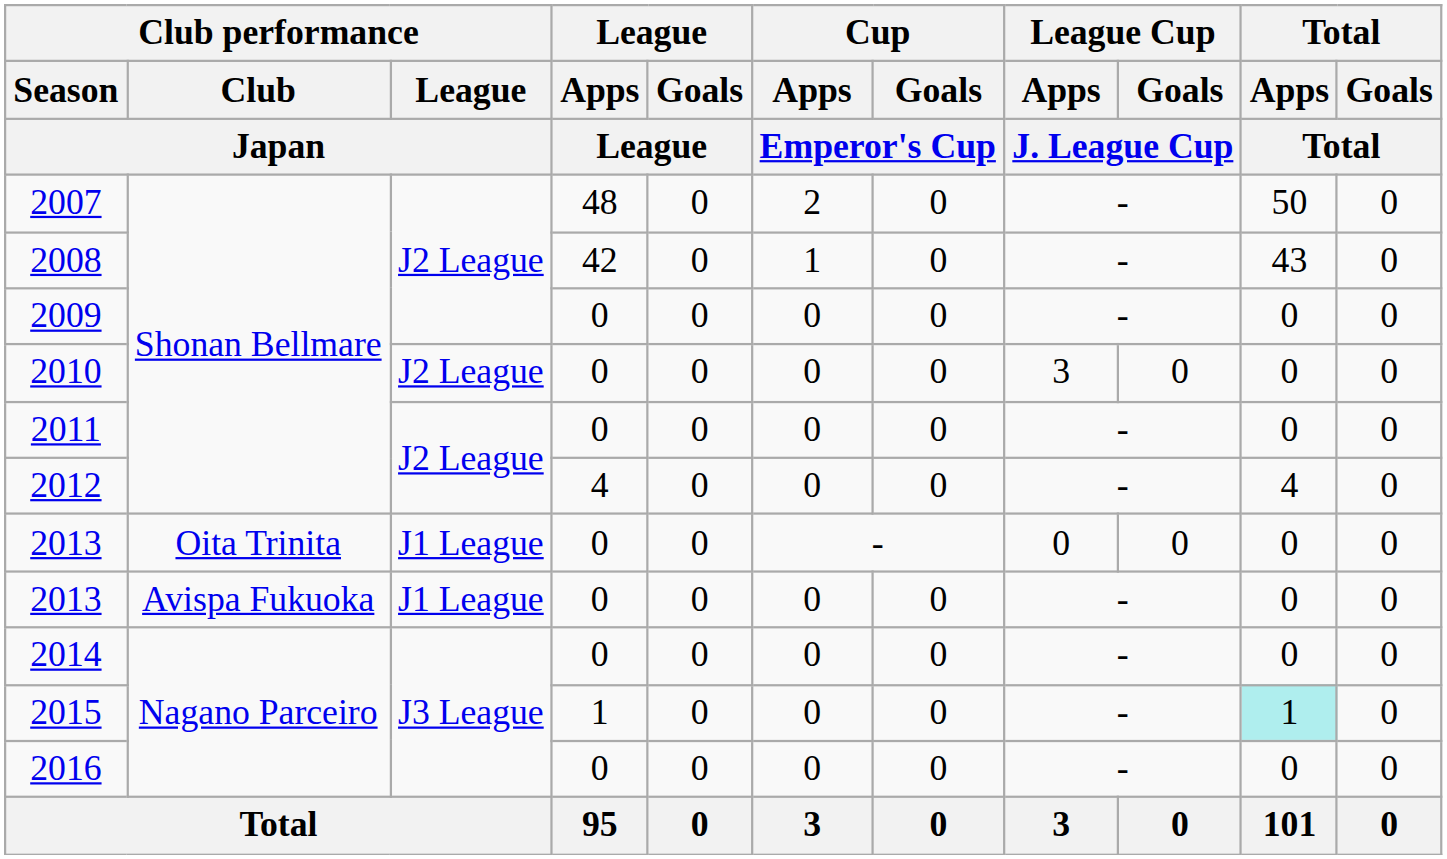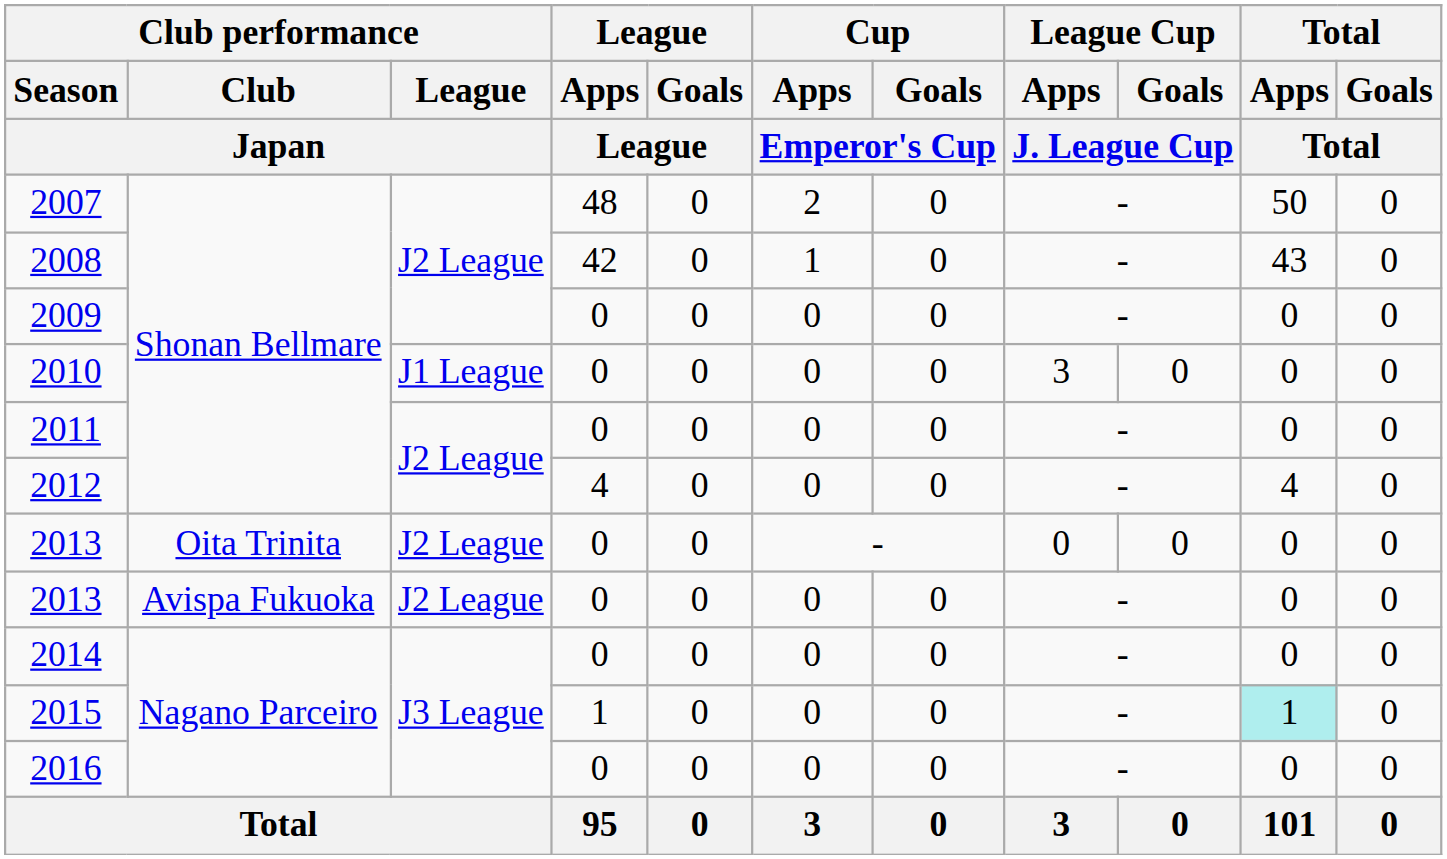(471, 372) J2 League -> (471, 372) J1 League
(471, 542) J1 League -> (471, 542) J2 League
(471, 598) J1 League -> (471, 598) J2 League
